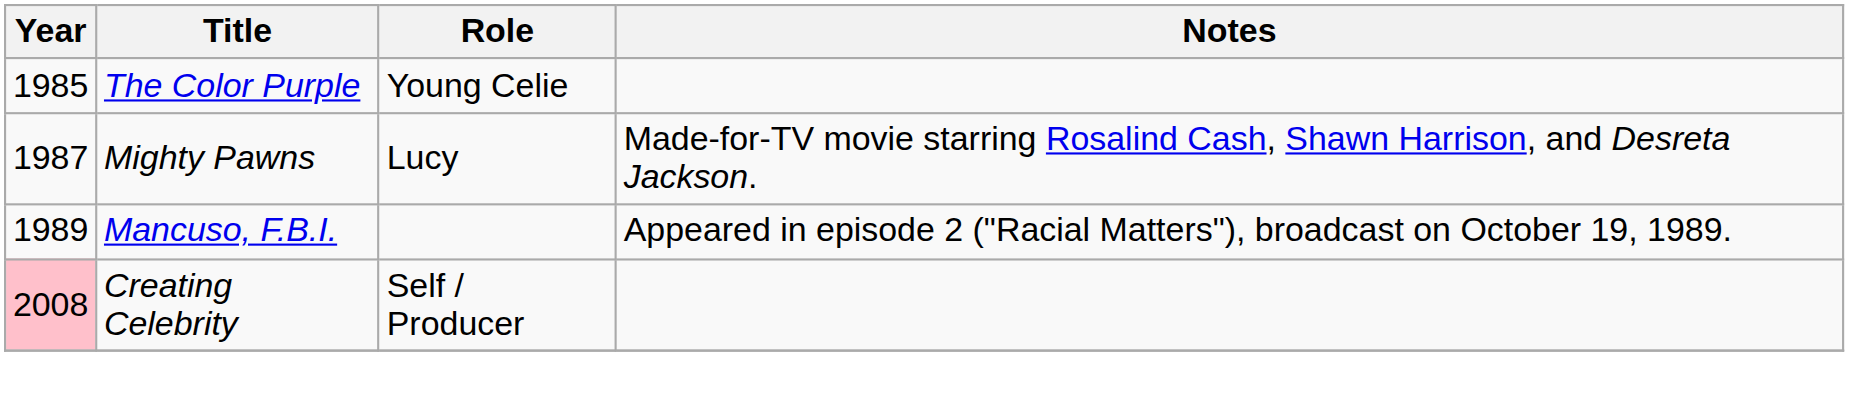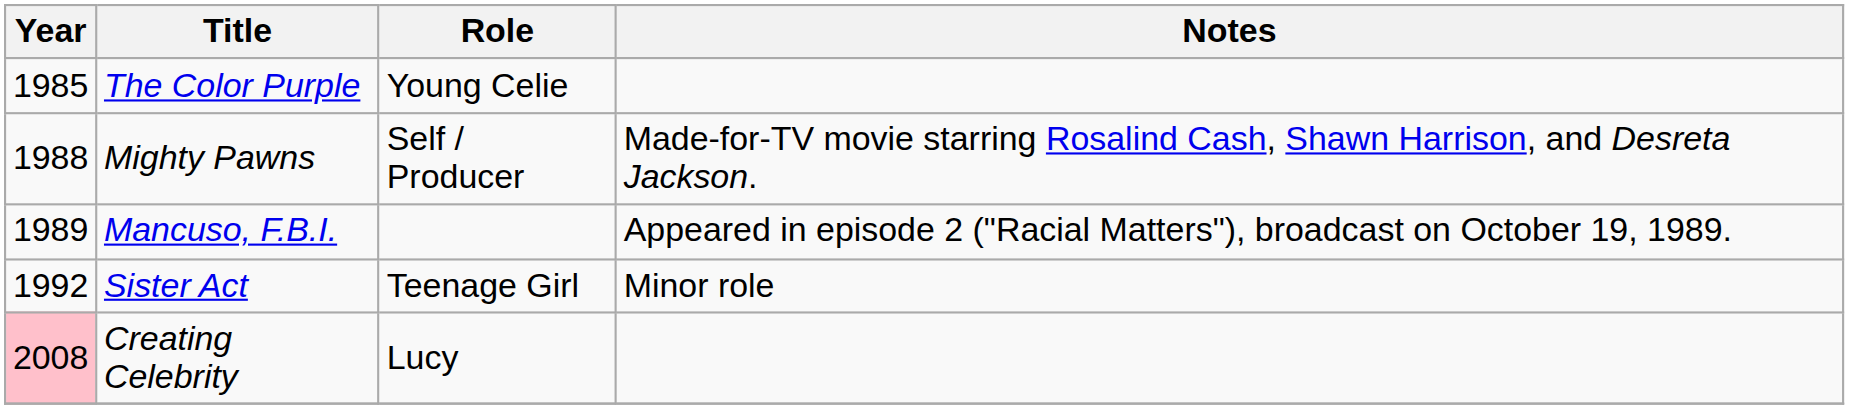(51, 158) 1987 -> (51, 158) 1988
(423, 158) Lucy -> (456, 158) Self / Producer
+ row: (176, 284)
(456, 303) Self / Producer -> (423, 357) Lucy
